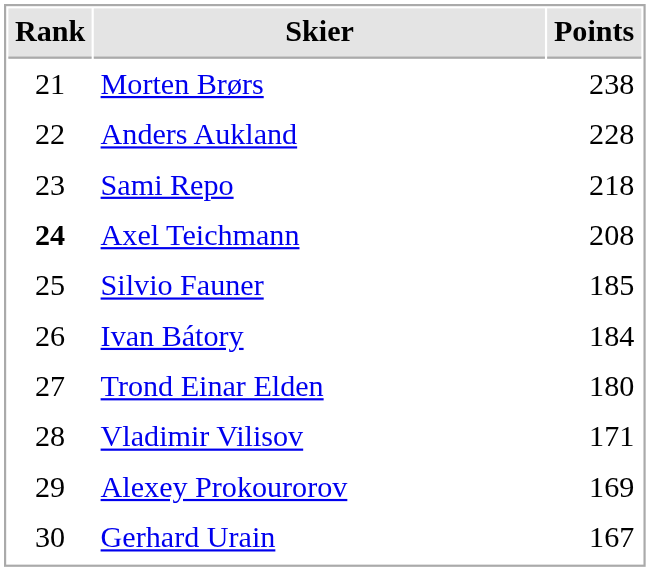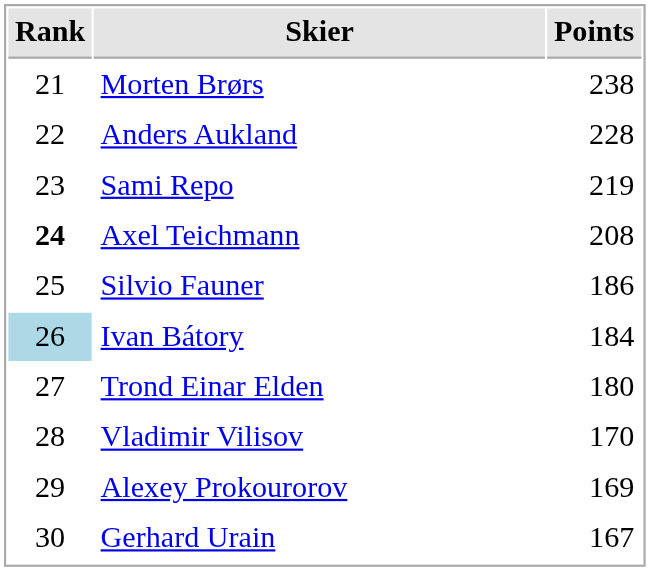(612, 185) 218 -> (612, 185) 219
(612, 285) 185 -> (612, 285) 186
(50, 336) no background -> (50, 336) lightblue background
(612, 437) 171 -> (612, 437) 170
